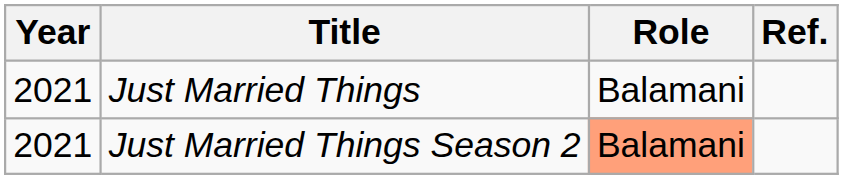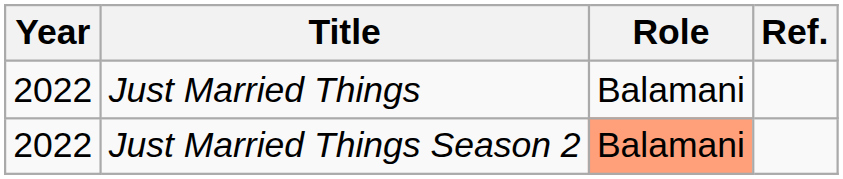(53, 88) 2021 -> (53, 88) 2022
(53, 145) 2021 -> (53, 145) 2022
